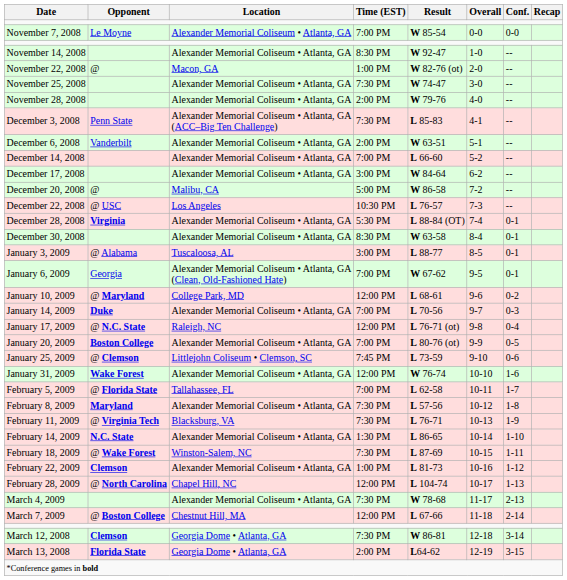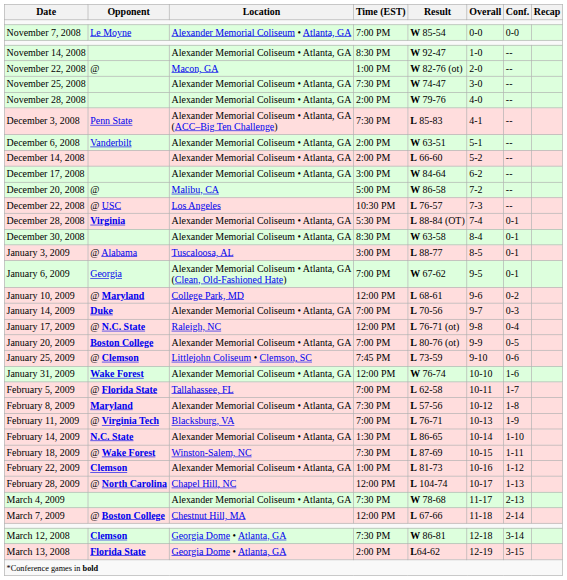(373, 158) 7:00 PM -> (373, 158) 2:00 PM
(373, 421) 7:30 PM -> (373, 421) 7:00 PM
